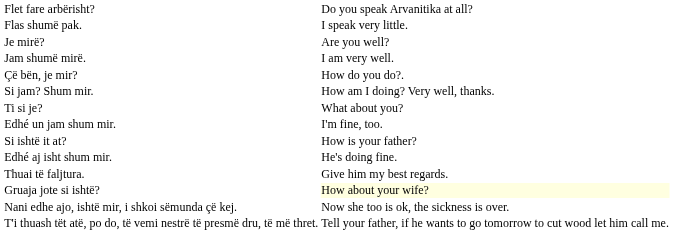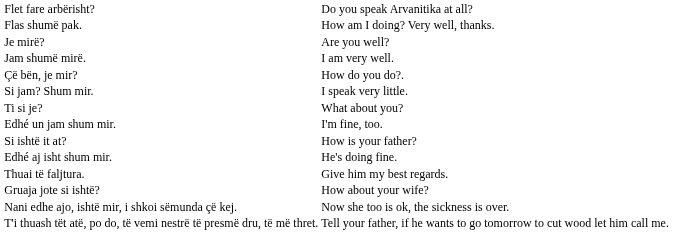(365, 25) I speak very little. -> (408, 25) How am I doing? Very well, thanks.
(408, 91) How am I doing? Very well, thanks. -> (365, 91) I speak very little.
(375, 190) lightyellow background -> (375, 190) no background
